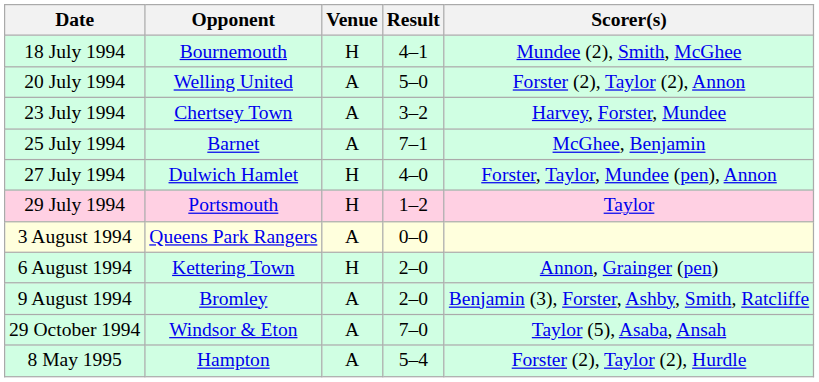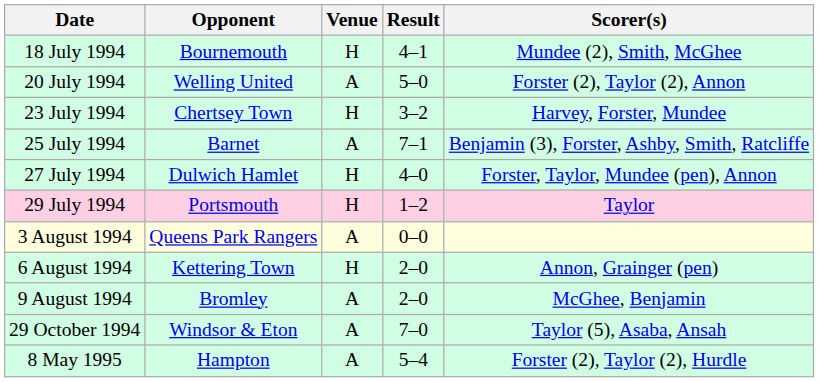(352, 112) A -> (352, 112) H
(629, 143) McGhee, Benjamin -> (629, 143) Benjamin (3), Forster, Ashby, Smith, Ratcliffe
(629, 298) Benjamin (3), Forster, Ashby, Smith, Ratcliffe -> (629, 298) McGhee, Benjamin
